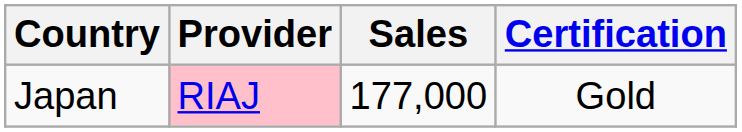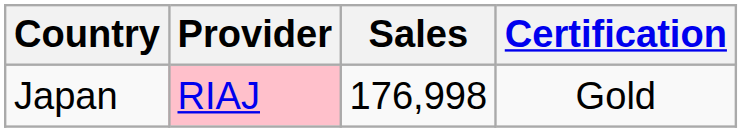(418, 95) 177,000 -> (418, 95) 176,998
